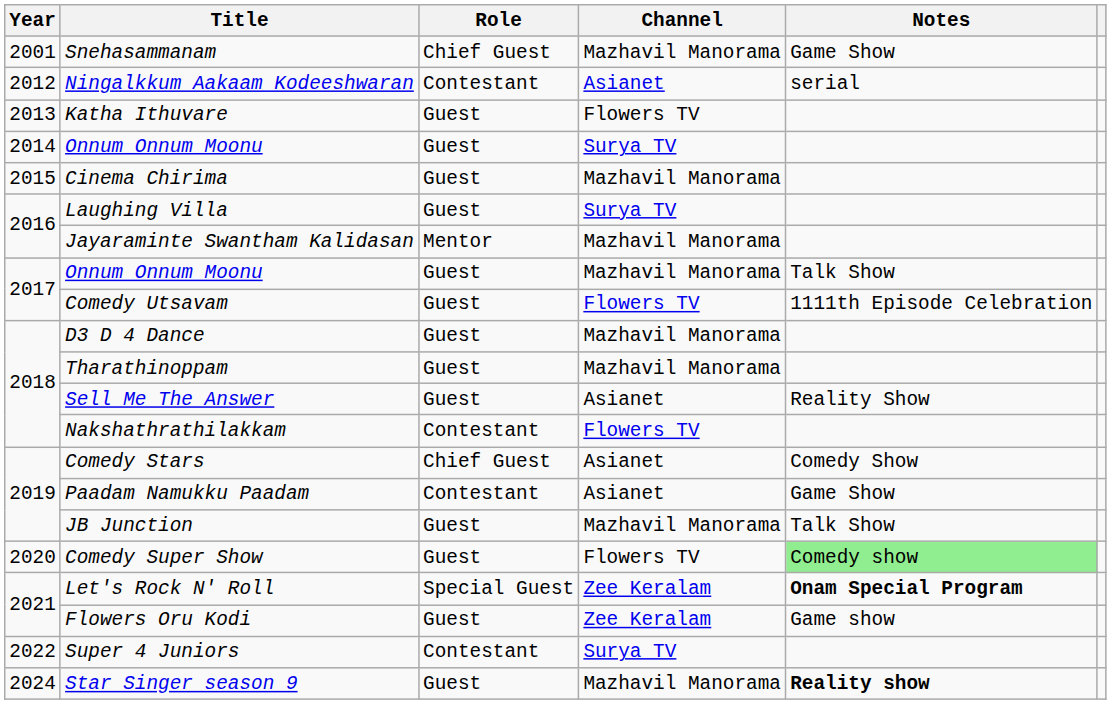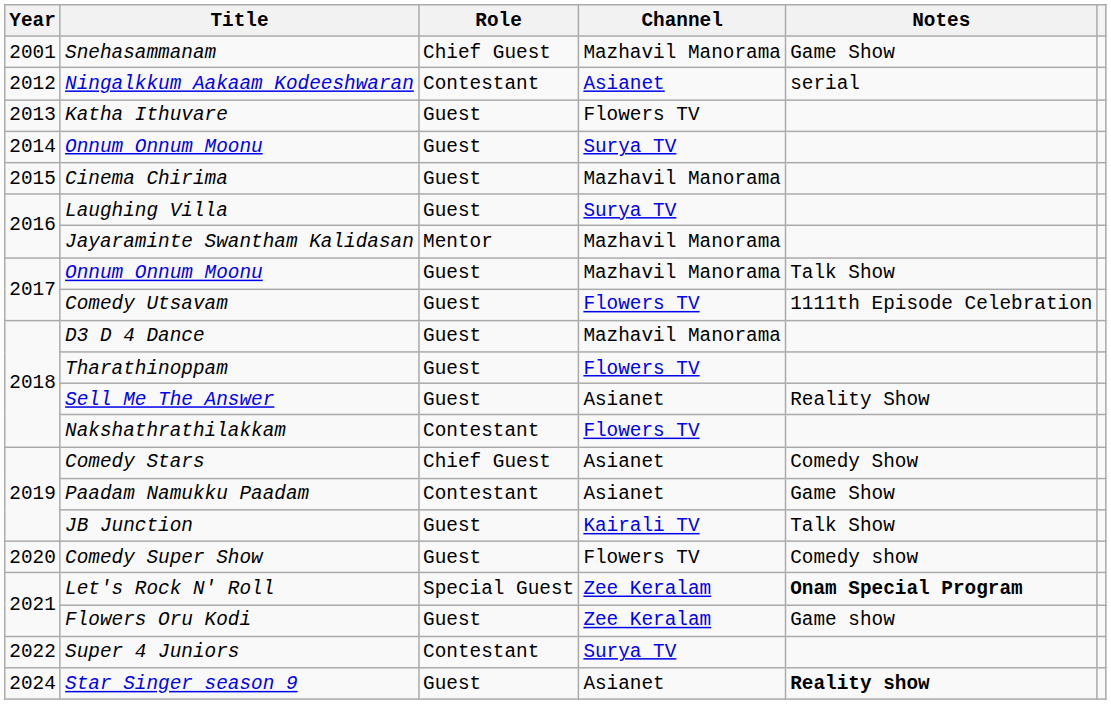(682, 368) Mazhavil Manorama -> (641, 368) Flowers TV
(682, 526) Mazhavil Manorama -> (641, 526) Kairali TV
(854, 557) lightgreen background -> (854, 557) no background
(682, 683) Mazhavil Manorama -> (624, 683) Asianet
